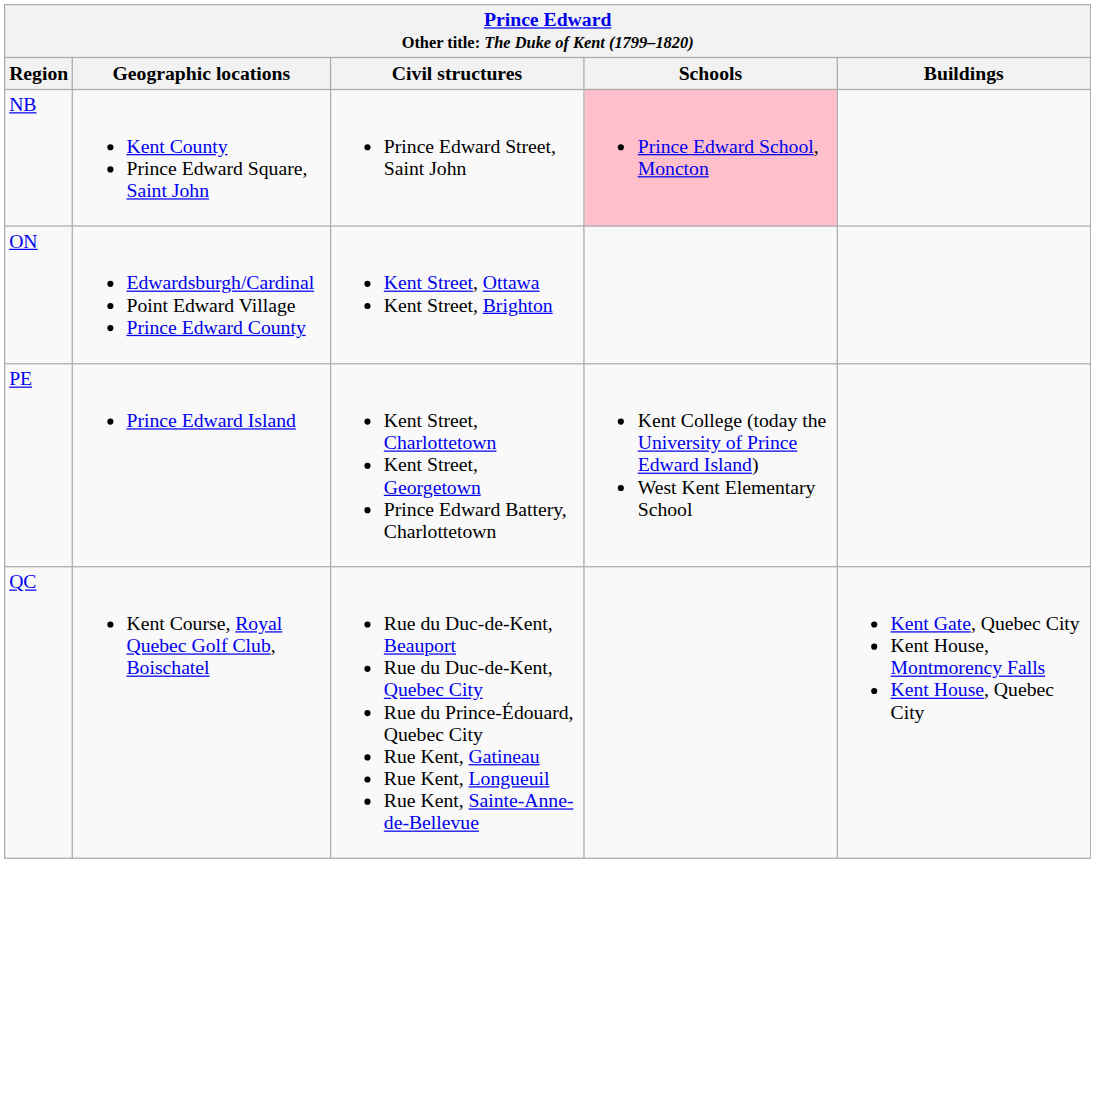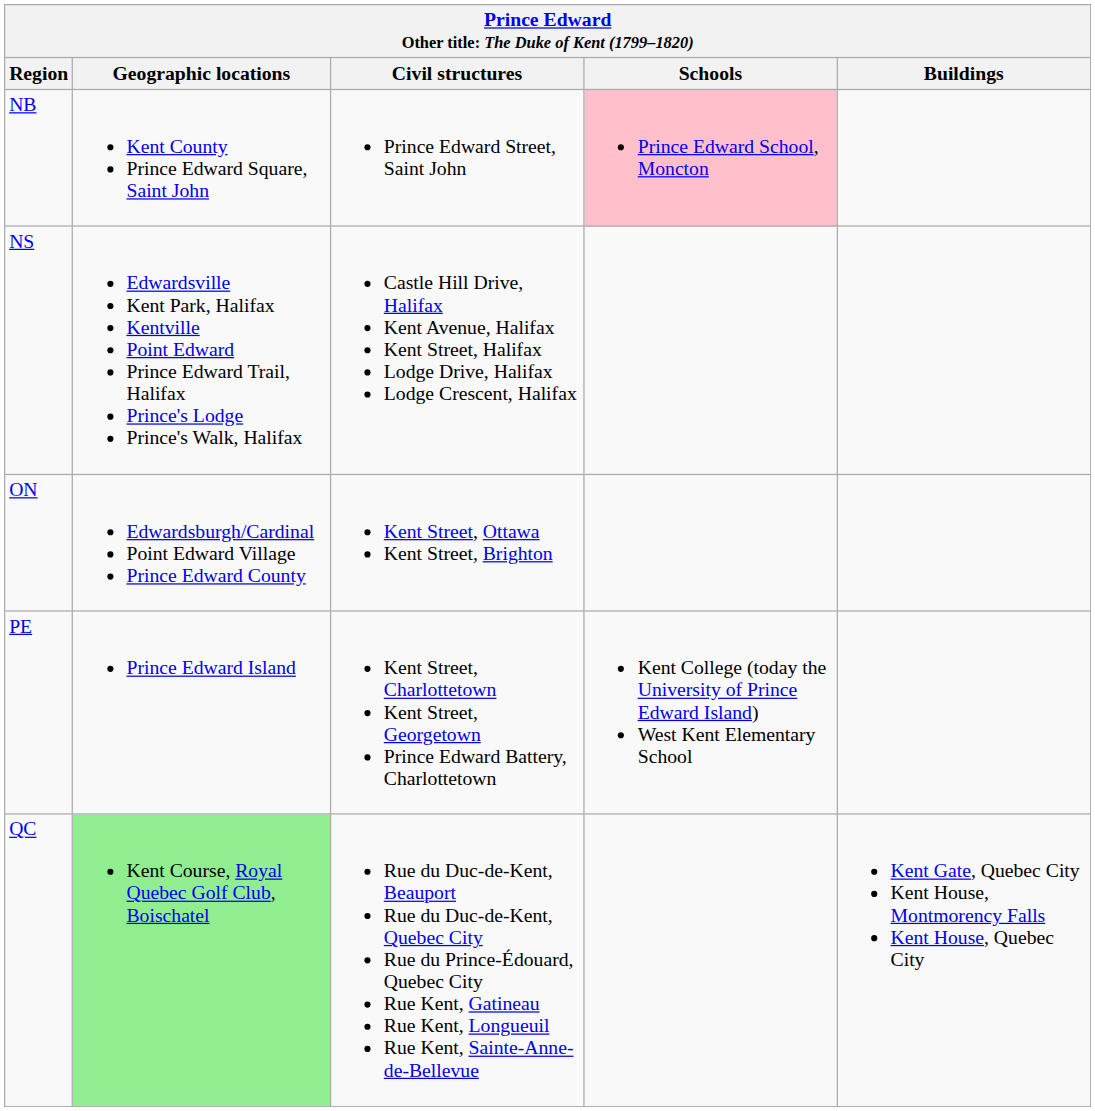+ row: (22, 241)
(201, 646) no background -> (201, 894) lightgreen background
